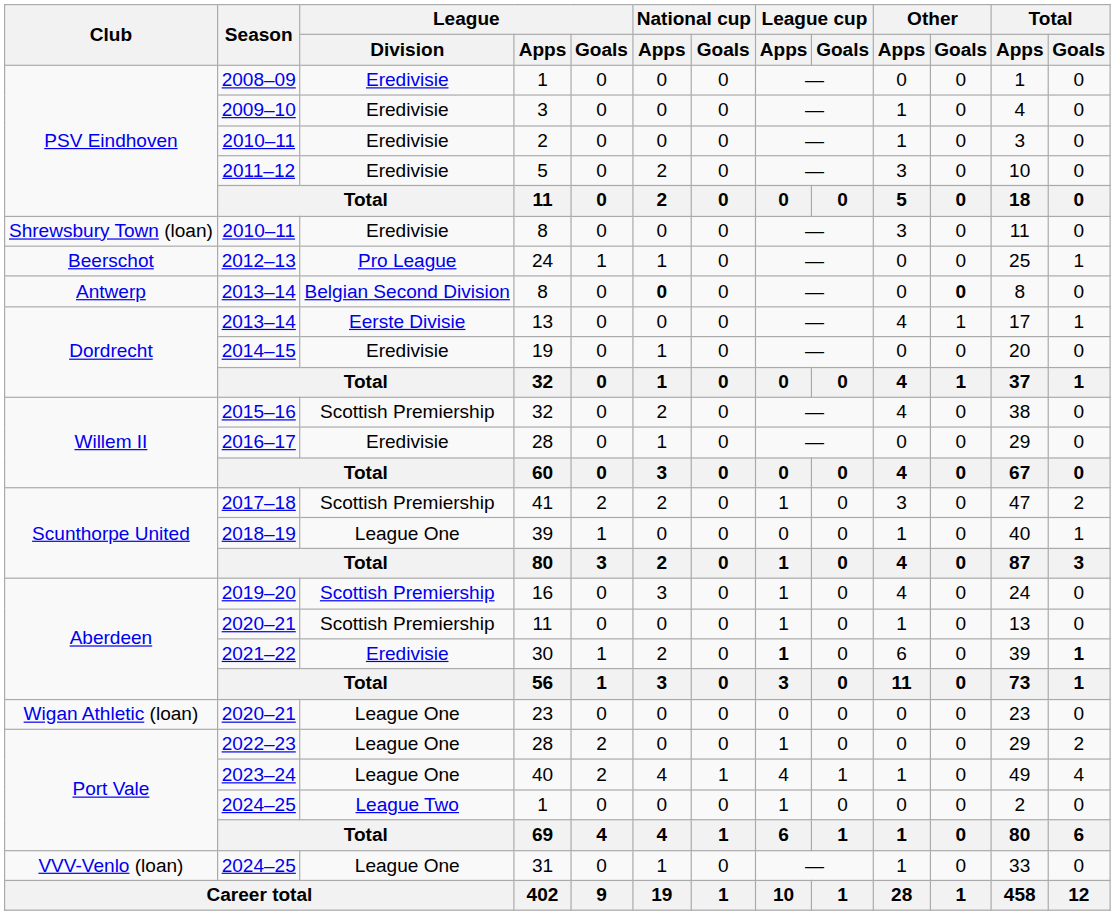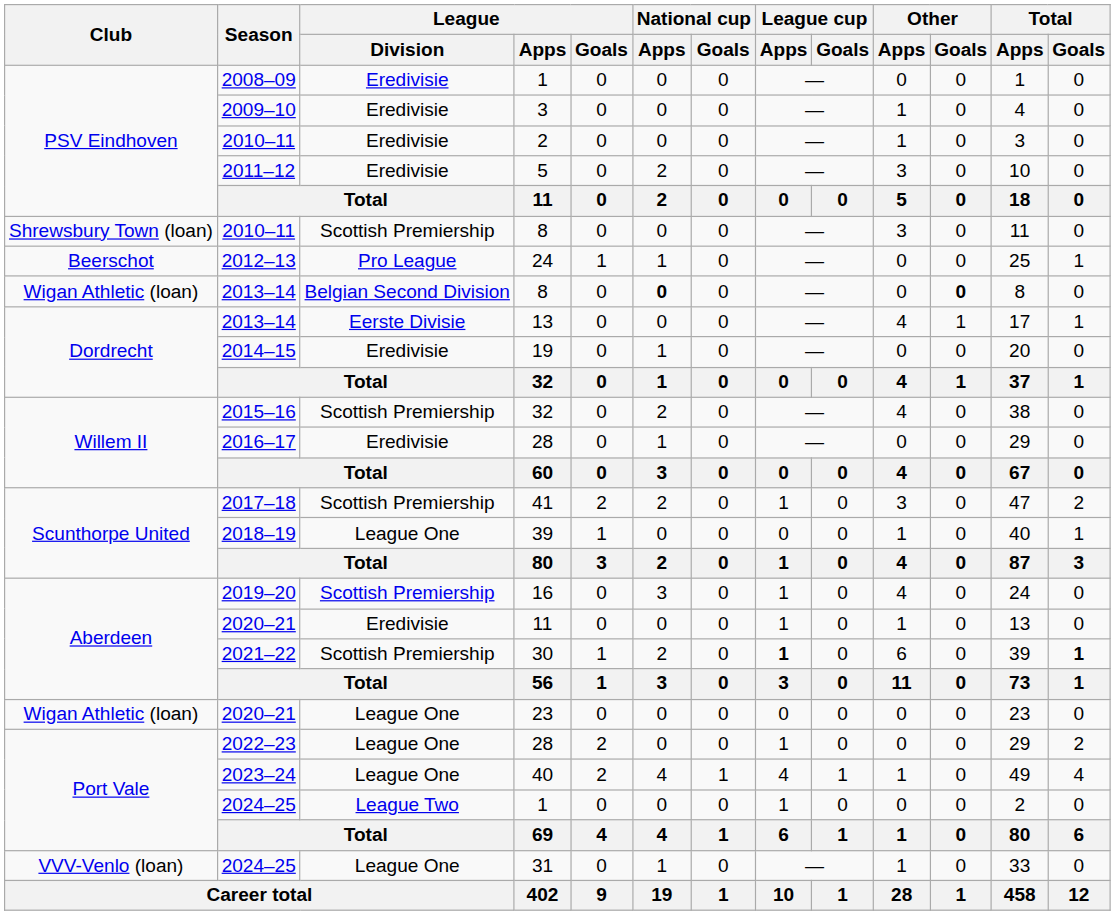(407, 230) Eredivisie -> (407, 230) Scottish Premiership
(111, 291) Antwerp -> (111, 291) Wigan Athletic (loan)
(407, 623) Scottish Premiership -> (407, 623) Eredivisie
(407, 653) Eredivisie -> (407, 653) Scottish Premiership
